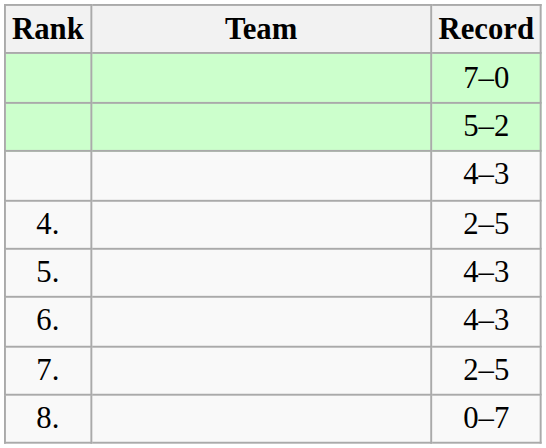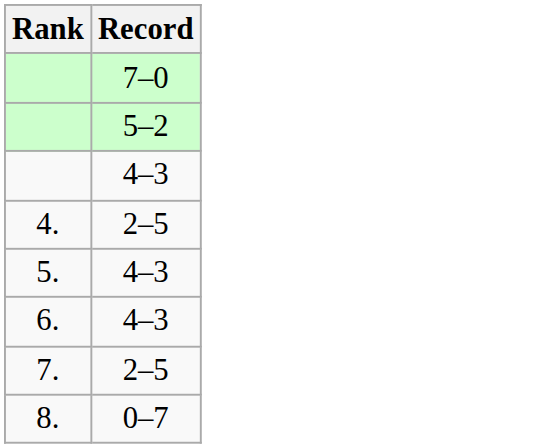- column: (261, 28)
